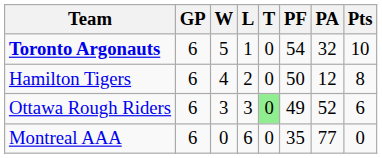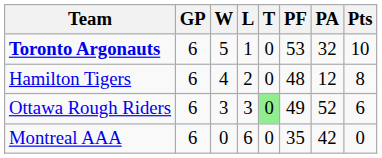(295, 49) 54 -> (295, 49) 53
(295, 78) 50 -> (295, 78) 48
(327, 138) 77 -> (327, 138) 42
